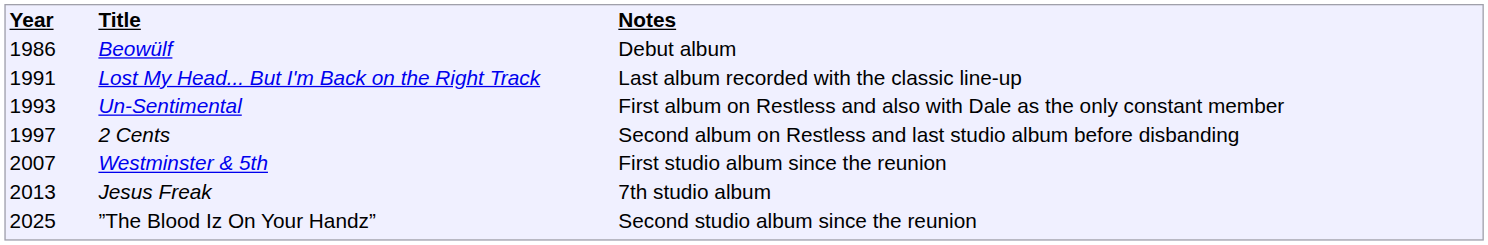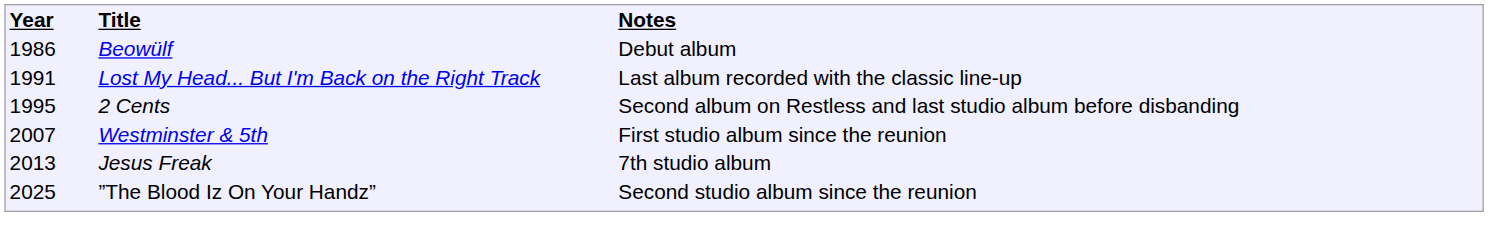- row: (170, 106)
(33, 135) 1997 -> (33, 106) 1995
